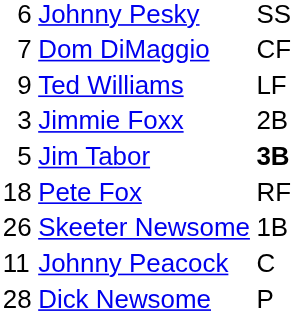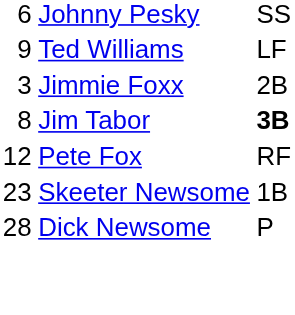- row: (124, 49)
(17, 156) 5 -> (17, 121) 8
(17, 192) 18 -> (17, 156) 12
(17, 227) 26 -> (17, 192) 23
- row: (133, 263)
